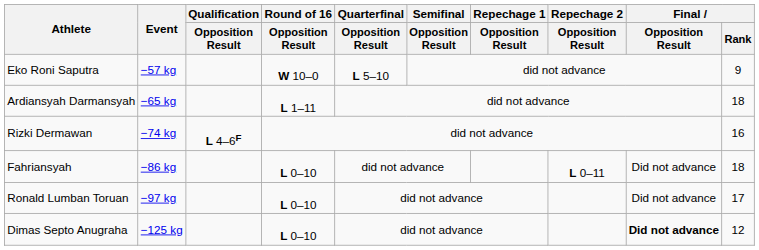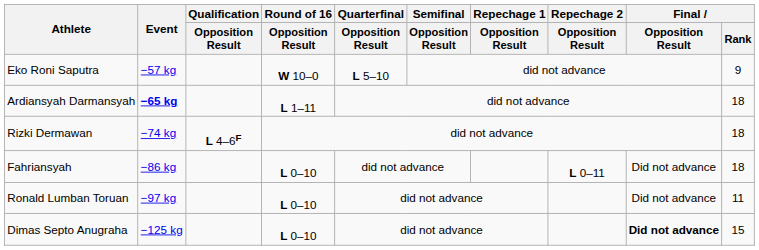(158, 101) normal -> (159, 101) bold
(738, 133) 16 -> (738, 133) 18
(738, 198) 17 -> (738, 198) 11
(738, 229) 12 -> (738, 229) 15
